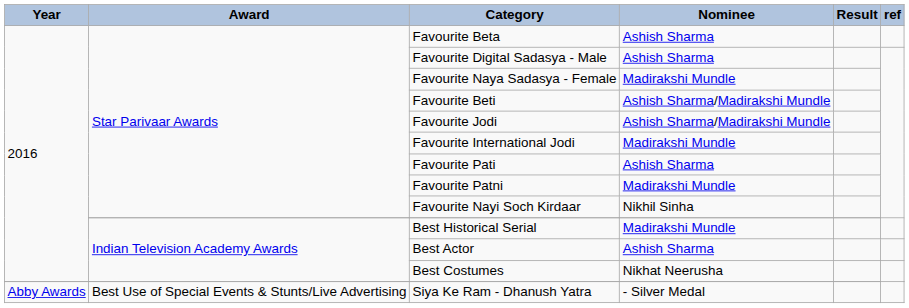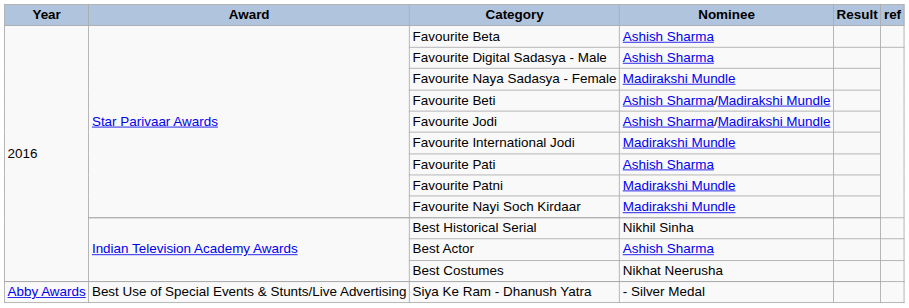(658, 206) Nikhil Sinha -> (679, 206) Madirakshi Mundle
(679, 228) Madirakshi Mundle -> (658, 228) Nikhil Sinha
